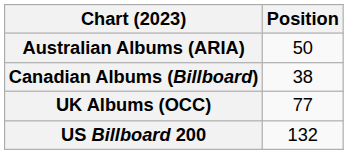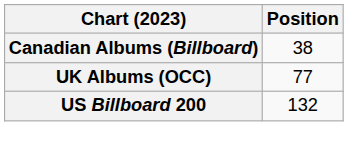- row: (134, 47)
